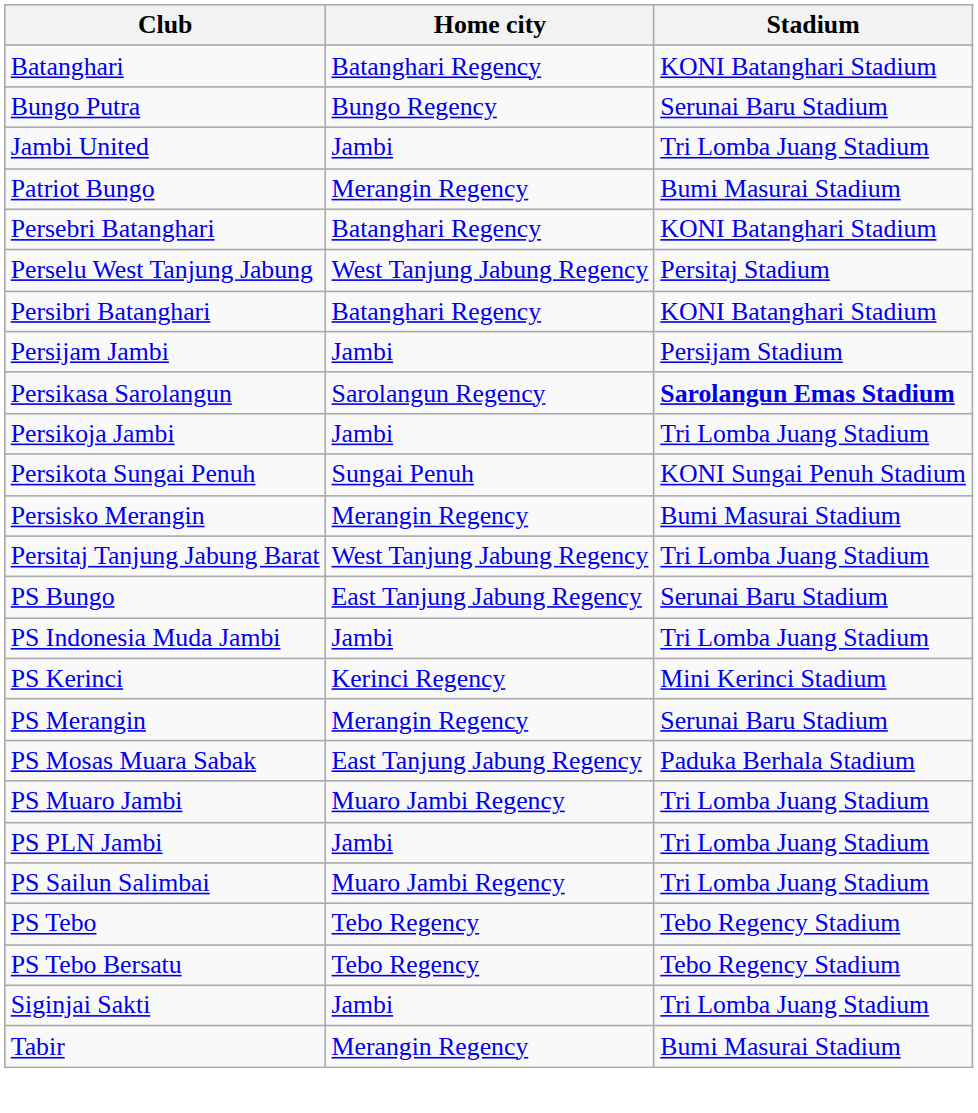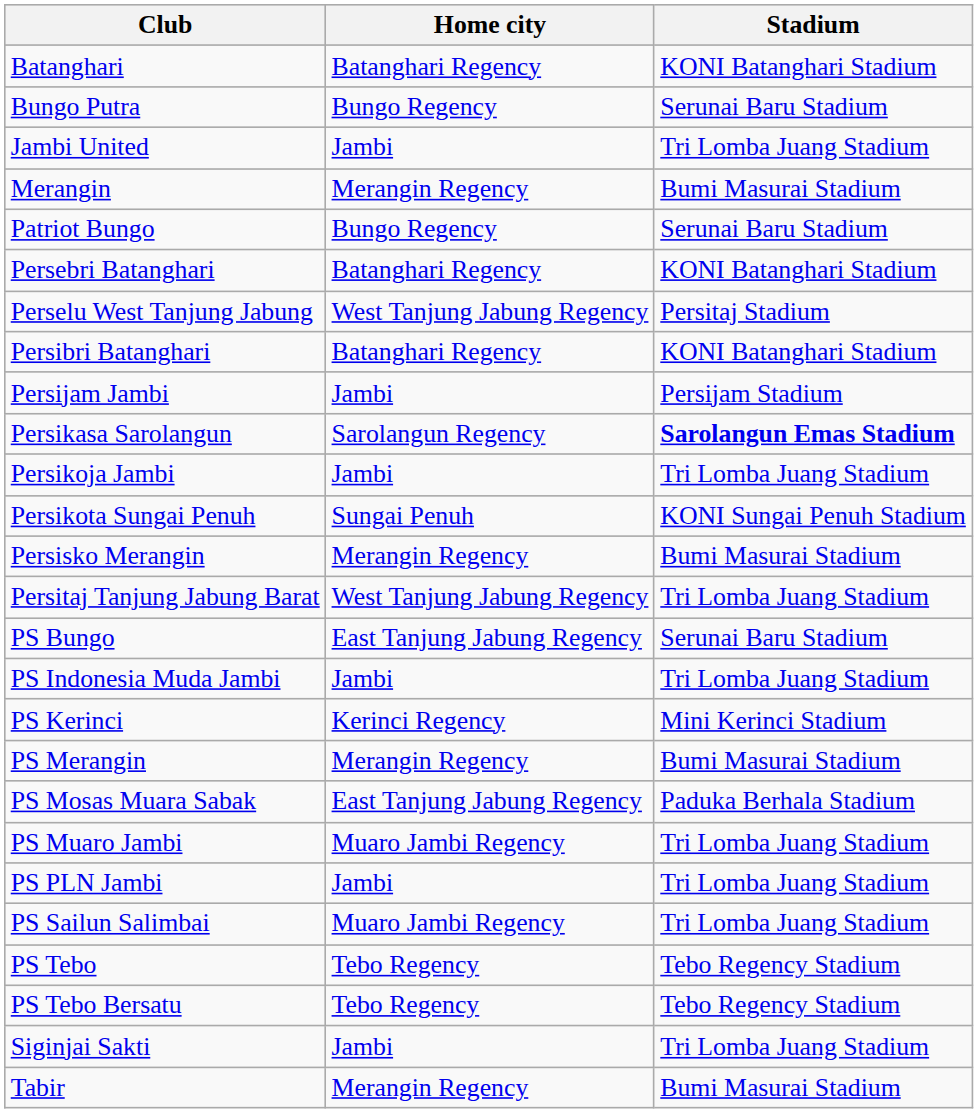+ row: (61, 188)
(430, 188) Merangin Regency -> (414, 229) Bungo Regency
(781, 188) Bumi Masurai Stadium -> (774, 229) Serunai Baru Stadium
(774, 719) Serunai Baru Stadium -> (781, 760) Bumi Masurai Stadium
